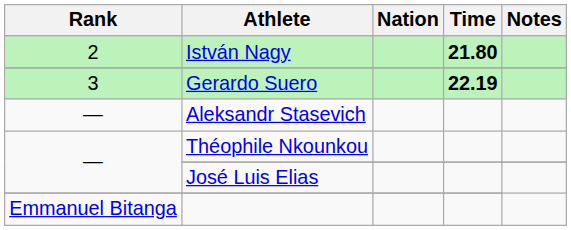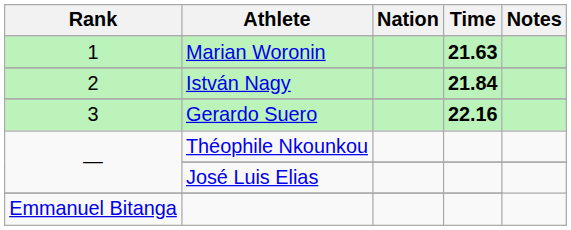+ row: (93, 51)
(473, 51) 21.80 -> (473, 83) 21.84
(473, 83) 22.19 -> (473, 114) 22.16
- row: (93, 114)
